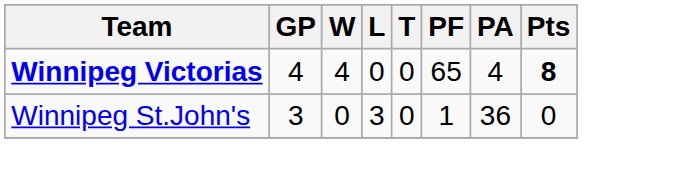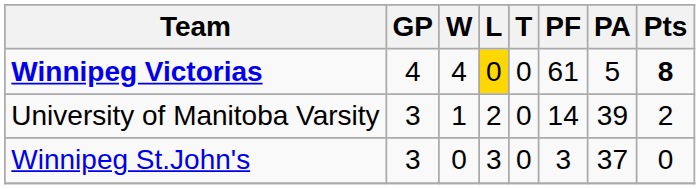(377, 71) no background -> (494, 71) gold background
(446, 71) 65 -> (563, 71) 61
(495, 71) 4 -> (612, 71) 5
+ row: (195, 115)
(446, 115) 1 -> (563, 159) 3
(495, 115) 36 -> (612, 159) 37
